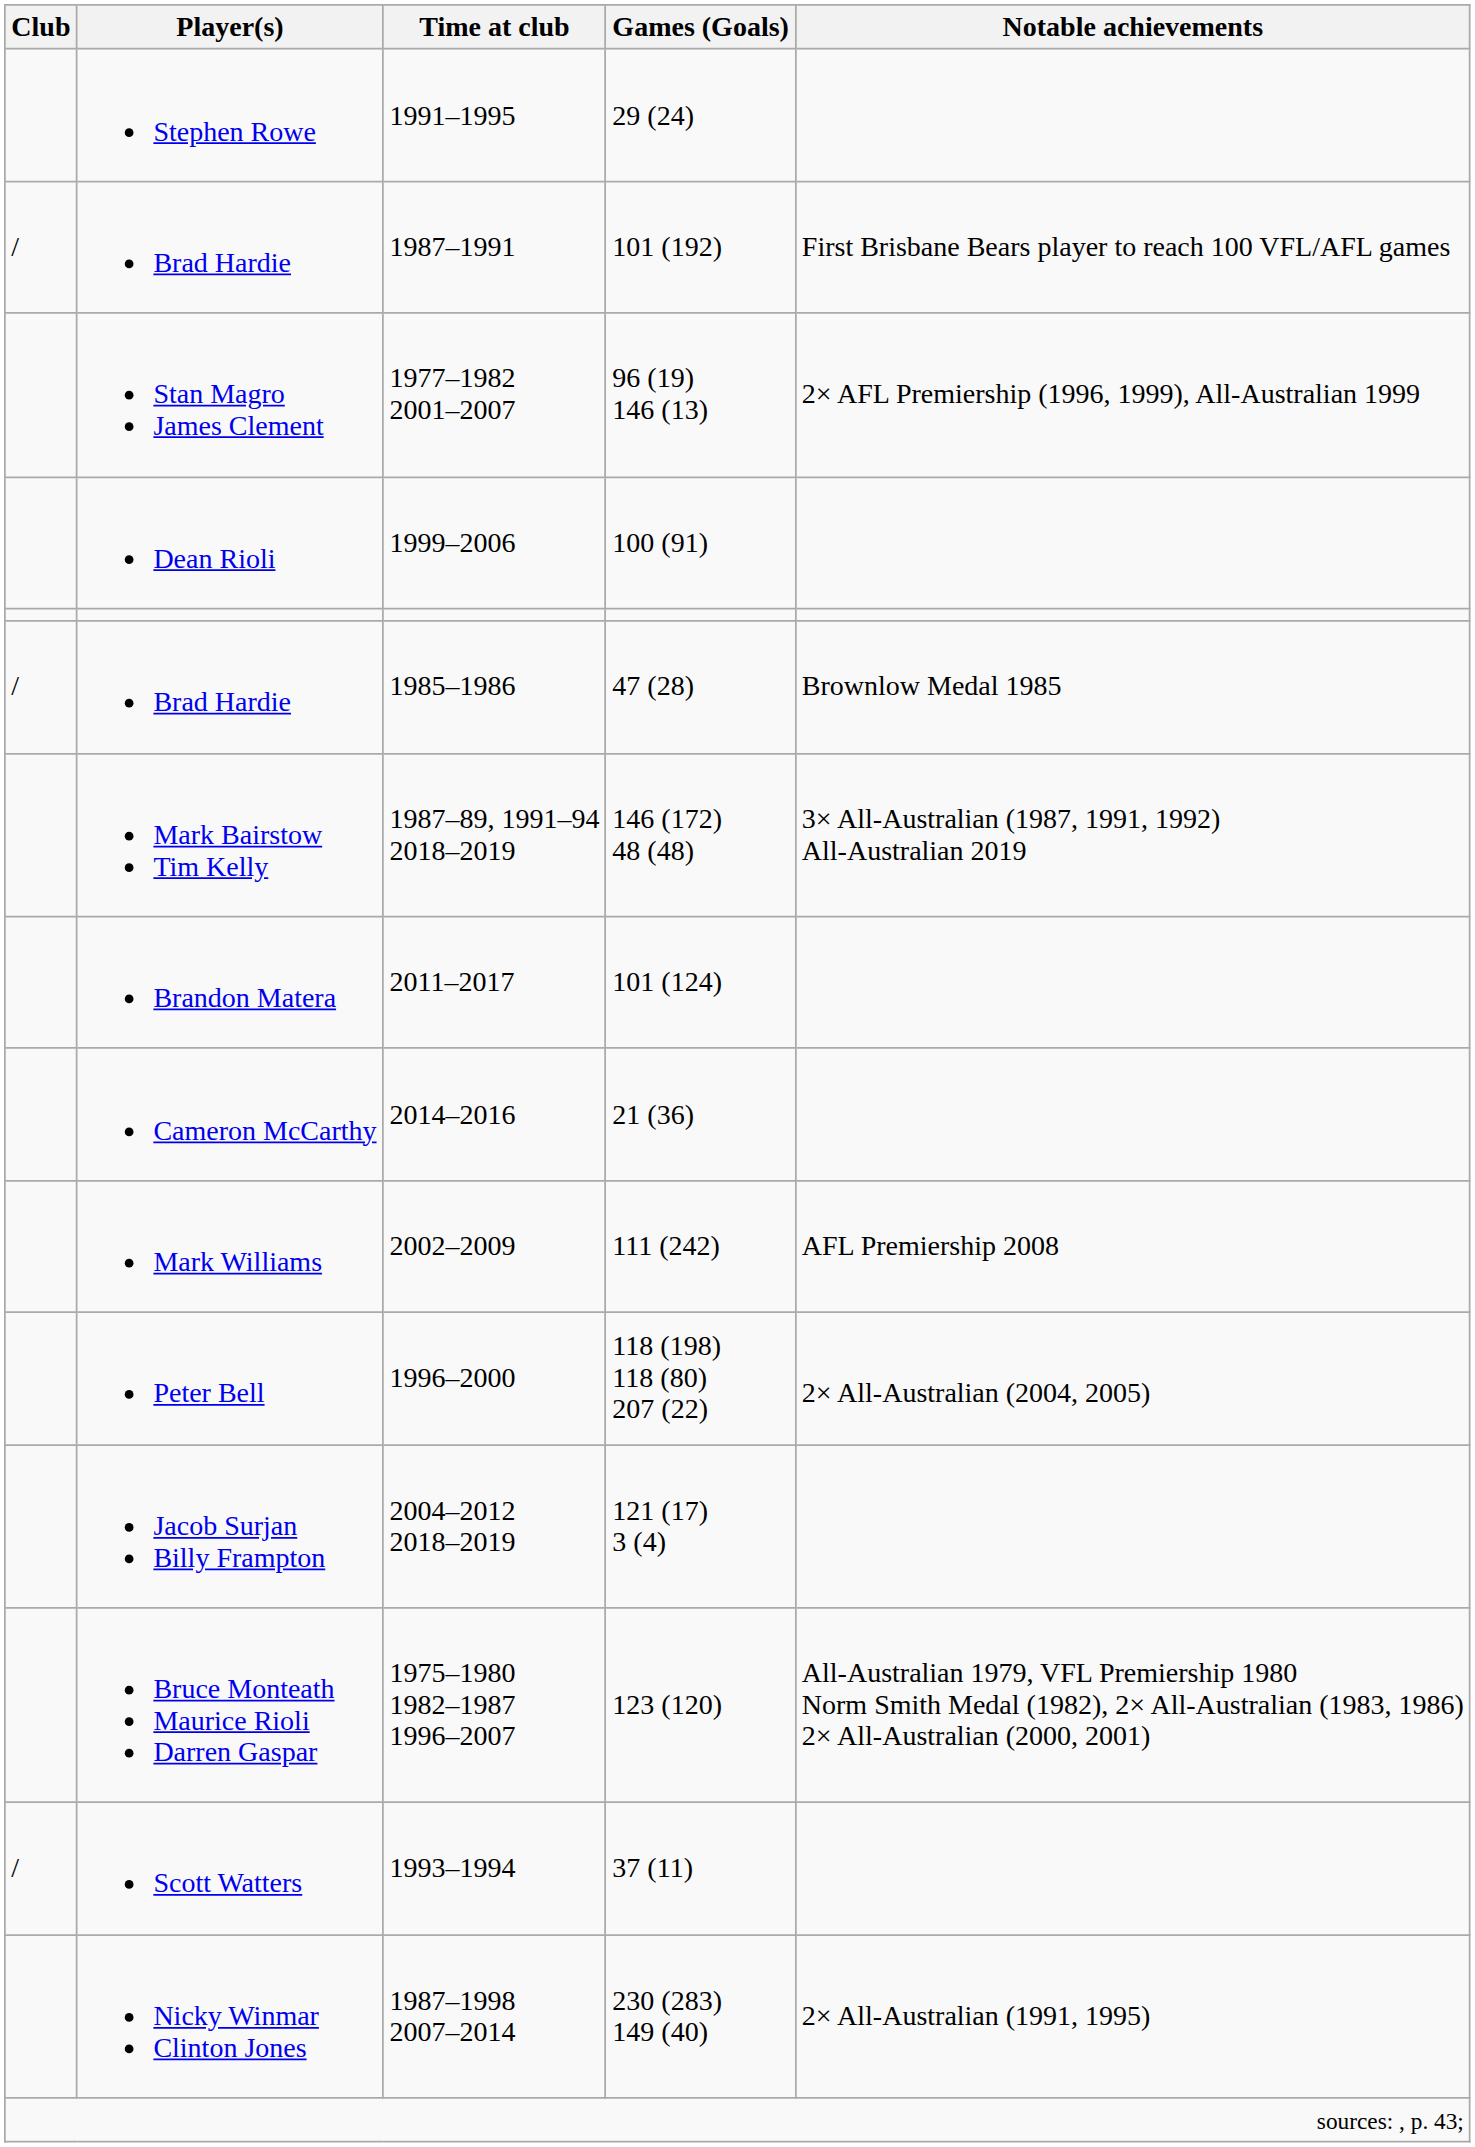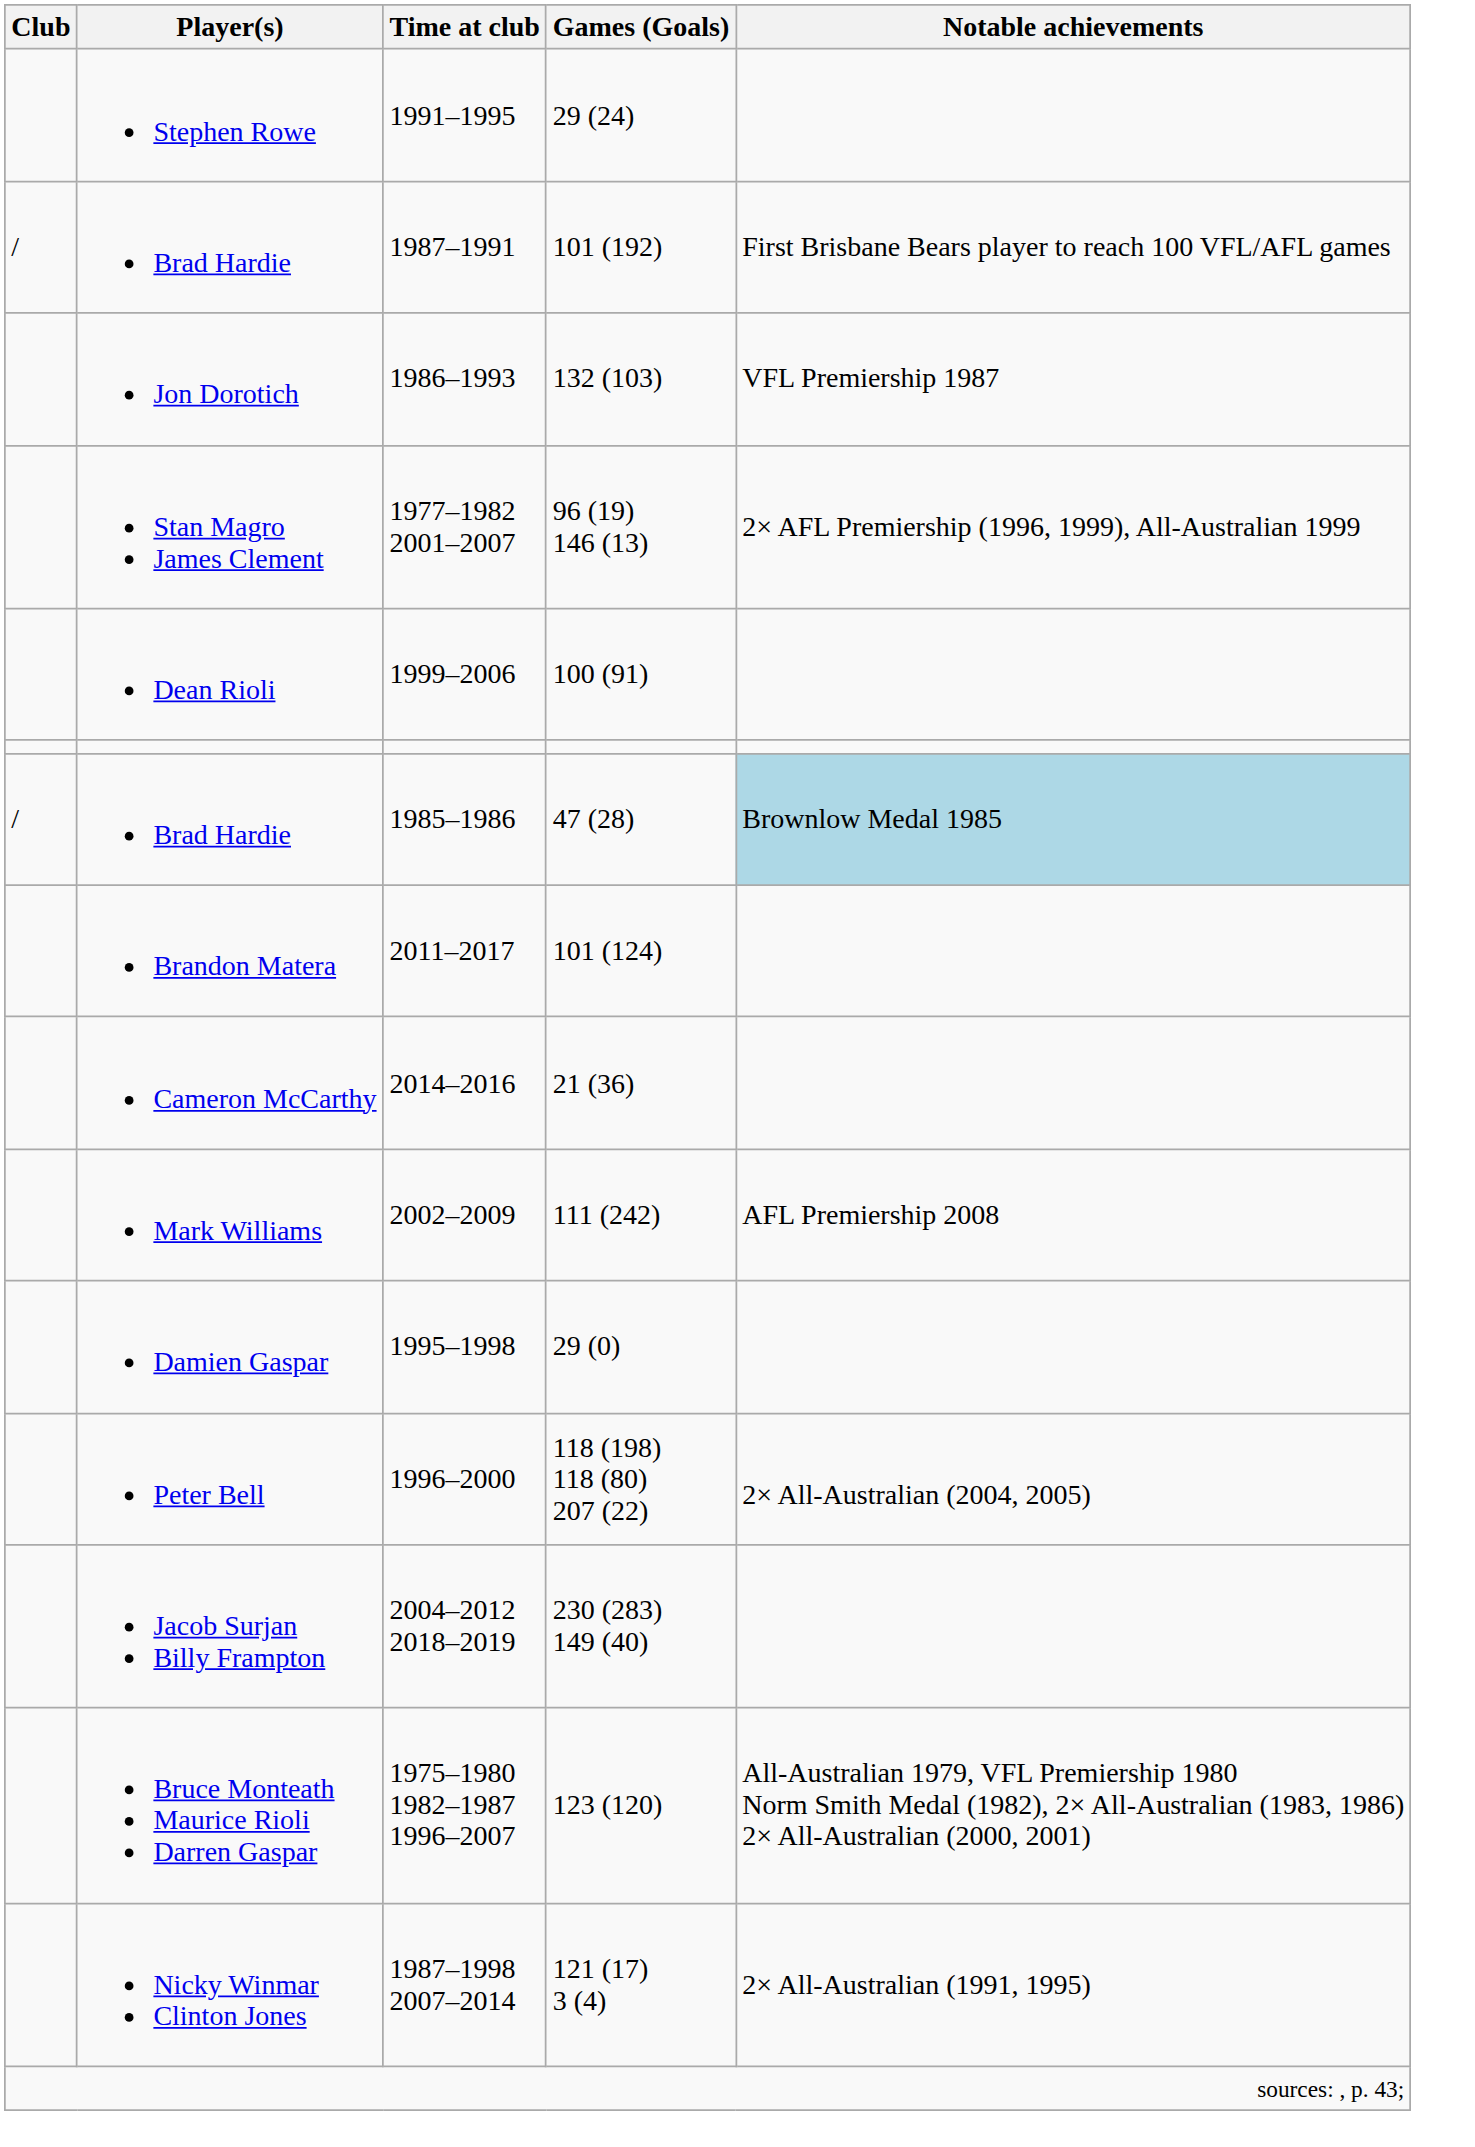+ row: (230, 395)
(932, 686) no background -> (872, 818) lightblue background
- row: (230, 851)
+ row: (230, 1363)
(660, 1525) 121 (17) 3 (4) -> (608, 1625) 230 (283) 149 (40)
- row: (230, 1884)
(667, 2015) 230 (283) 149 (40) -> (601, 1984) 121 (17) 3 (4)
